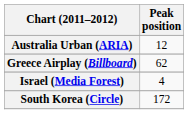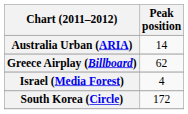(162, 44) 12 -> (162, 44) 14
